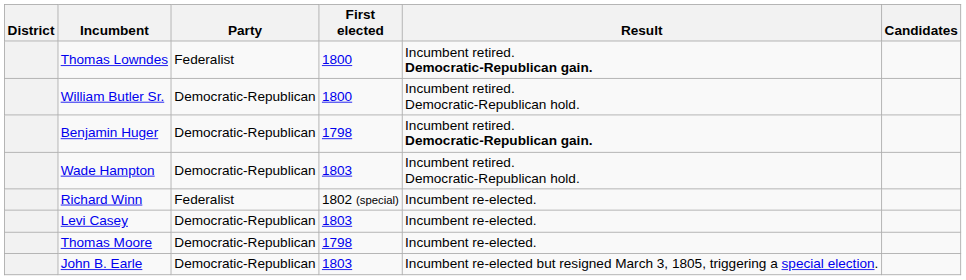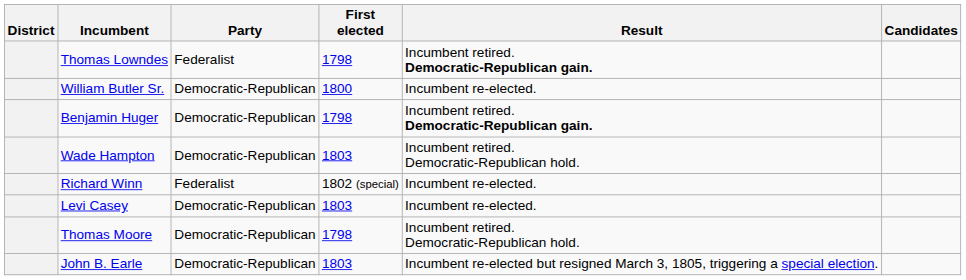(337, 59) 1800 -> (337, 59) 1798
(492, 96) Incumbent retired. Democratic-Republican hold. -> (471, 89) Incumbent re-elected.
(471, 242) Incumbent re-elected. -> (492, 235) Incumbent retired. Democratic-Republican hold.
